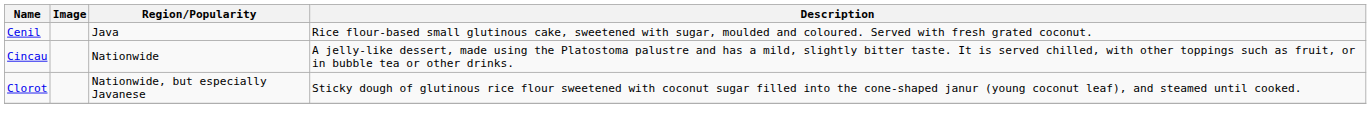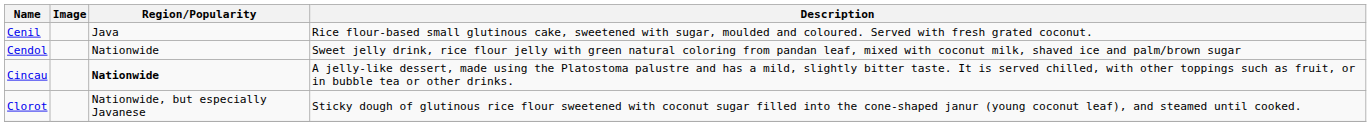+ row: (27, 50)
(125, 56) normal -> (125, 75) bold
